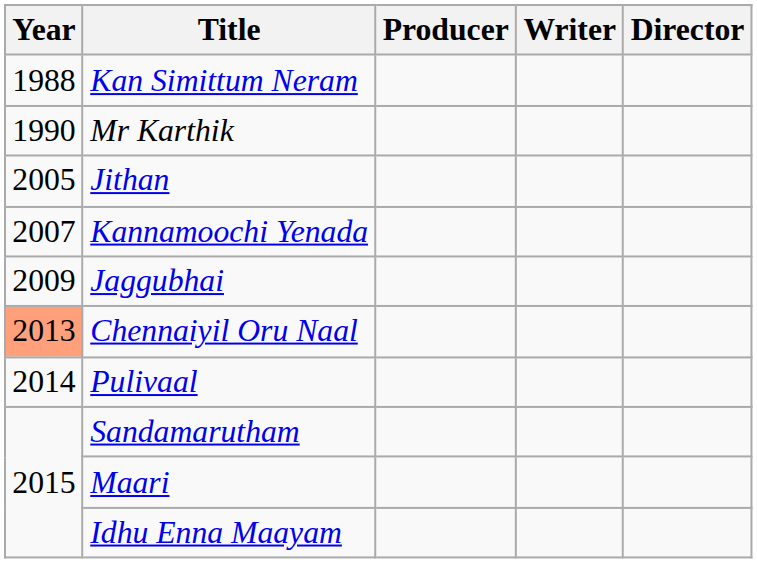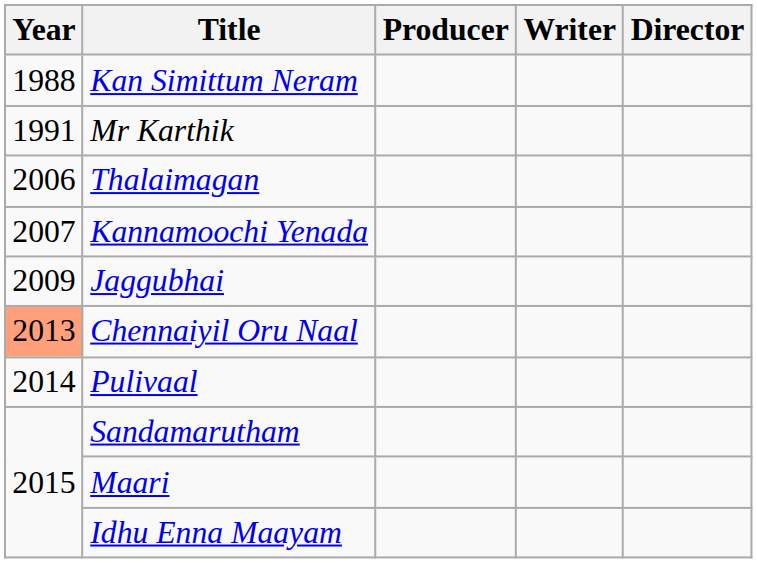(44, 130) 1990 -> (44, 130) 1991
- row: (130, 180)
+ row: (175, 180)
